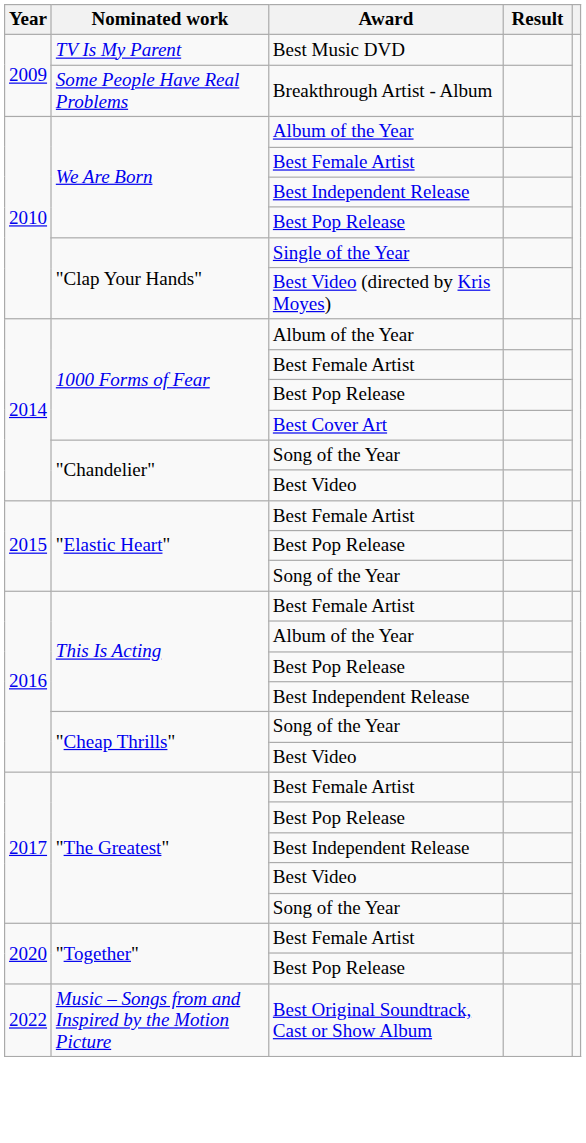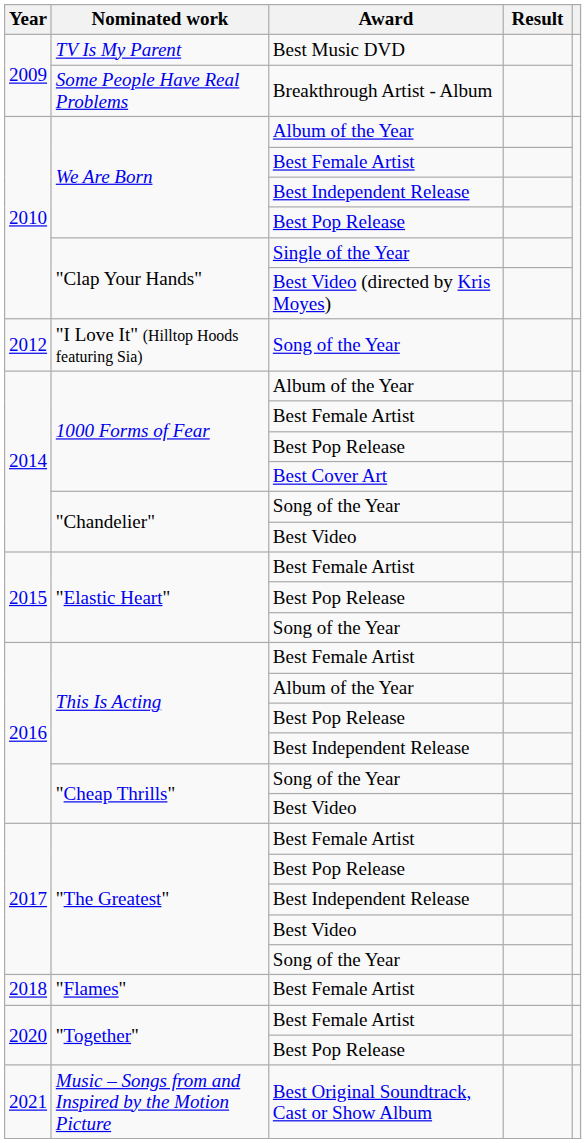+ row: (147, 344)
+ row: (91, 989)
(28, 1019) 2022 -> (28, 1101) 2021
